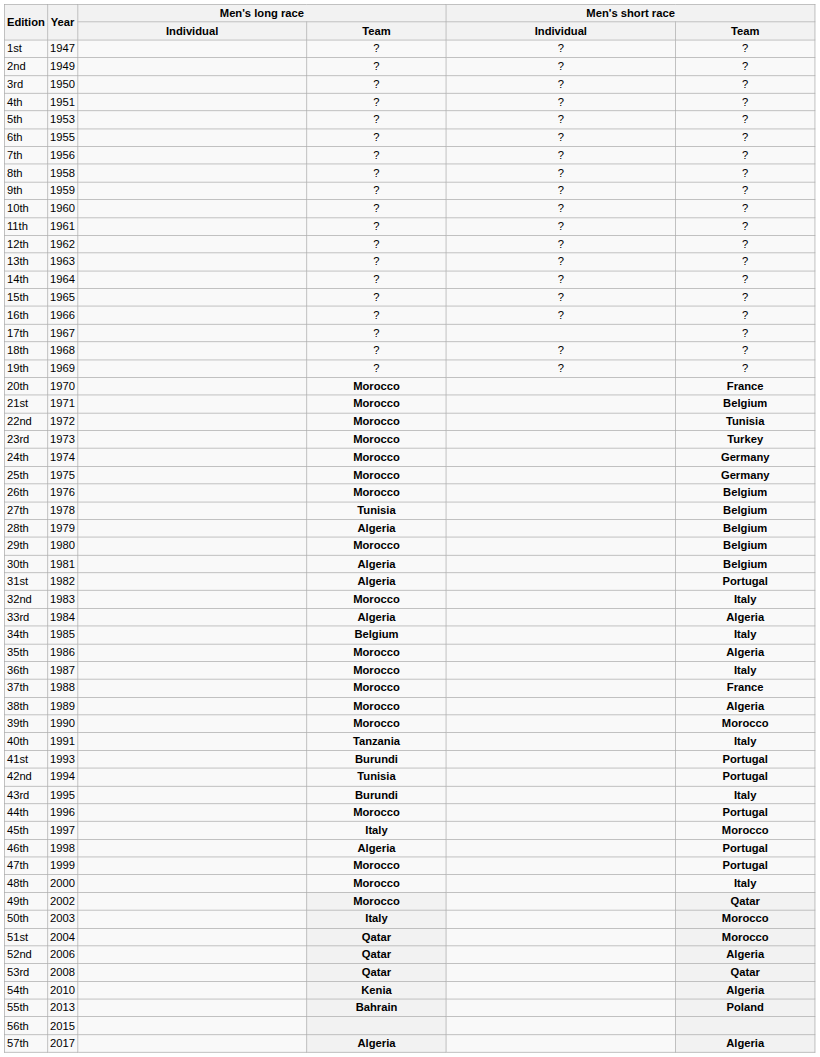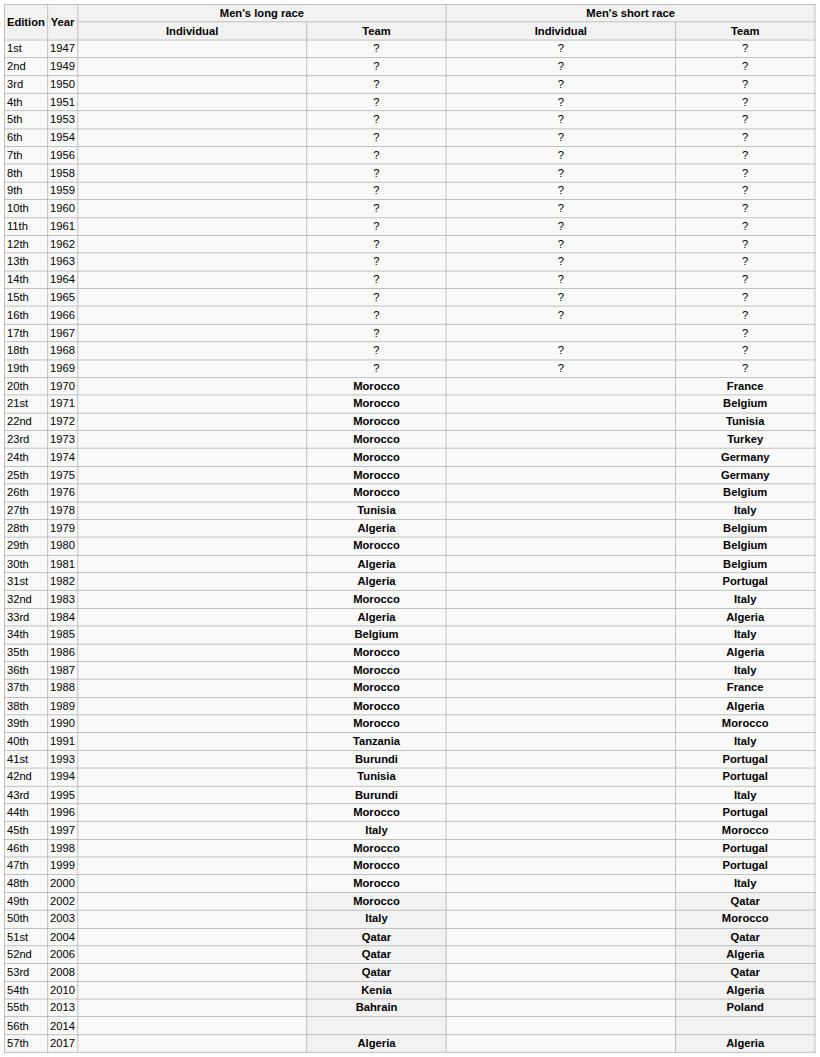(63, 137) 1955 -> (63, 137) 1954
(745, 510) Belgium -> (745, 510) Italy
(376, 848) Algeria -> (376, 848) Morocco
(745, 937) Morocco -> (745, 937) Qatar
(63, 1025) 2015 -> (63, 1025) 2014
